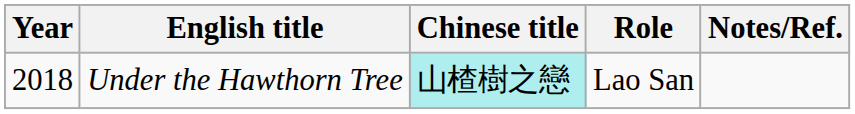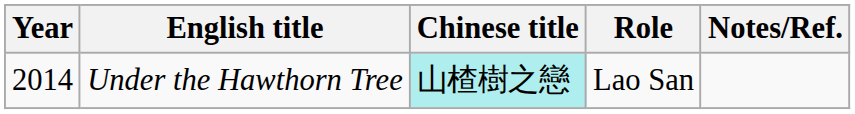(43, 80) 2018 -> (43, 80) 2014
